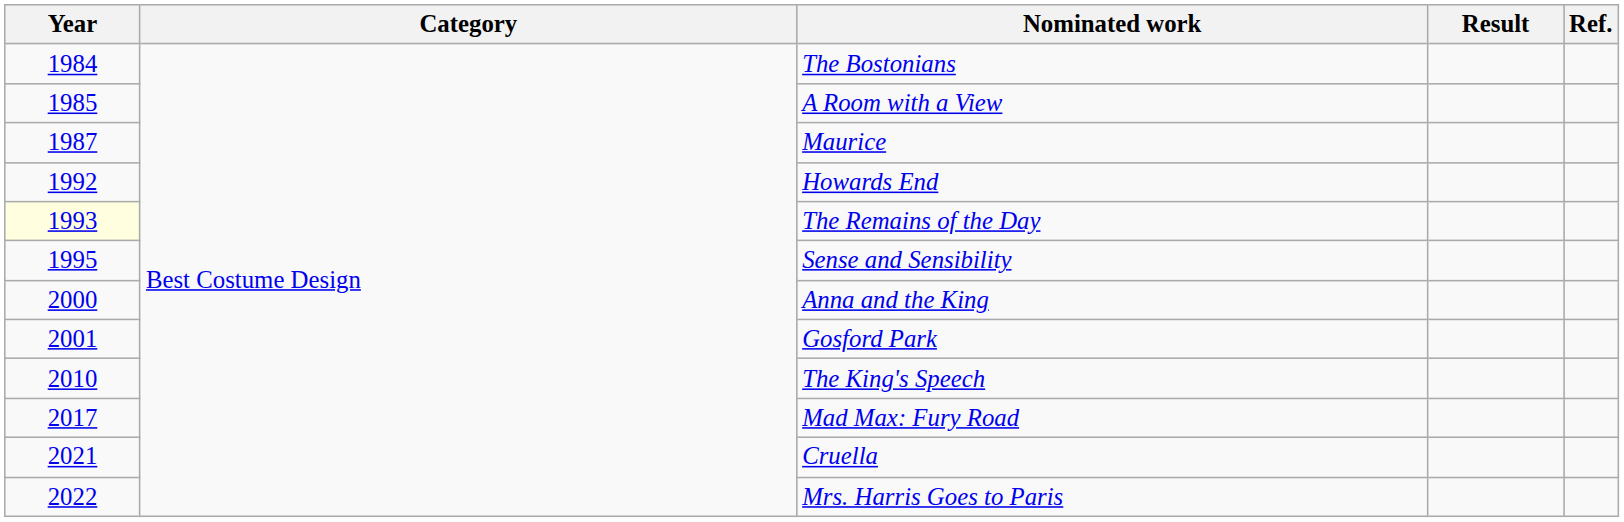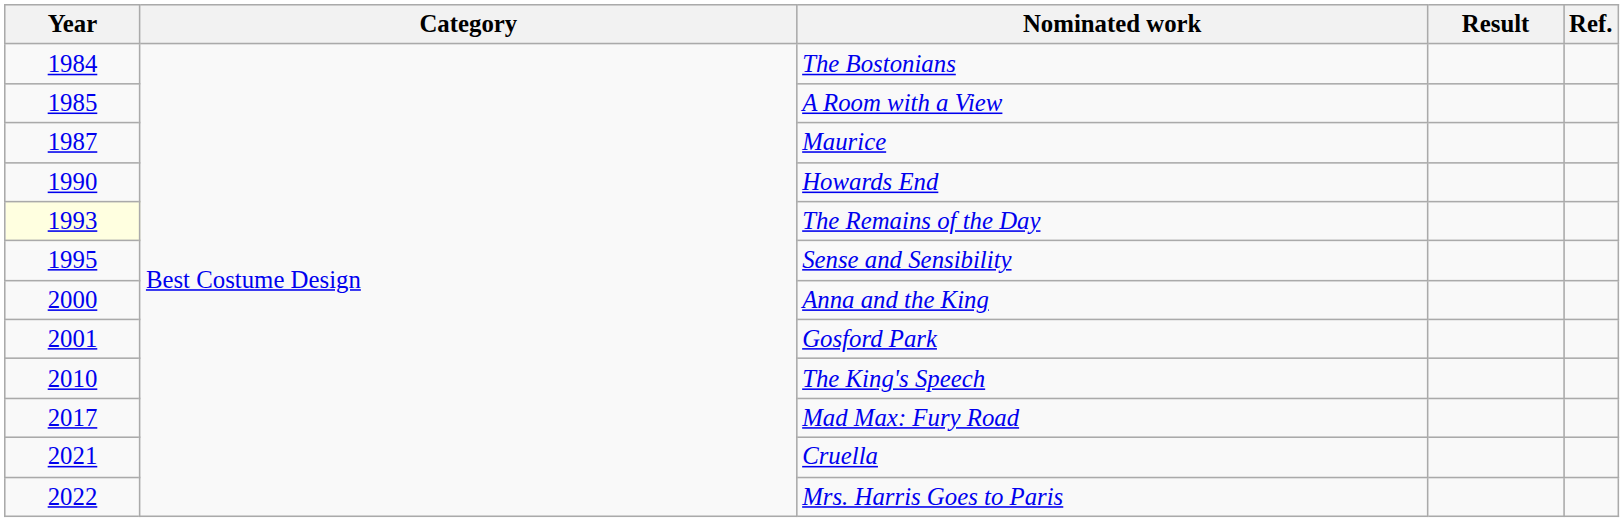(72, 181) 1992 -> (72, 181) 1990
